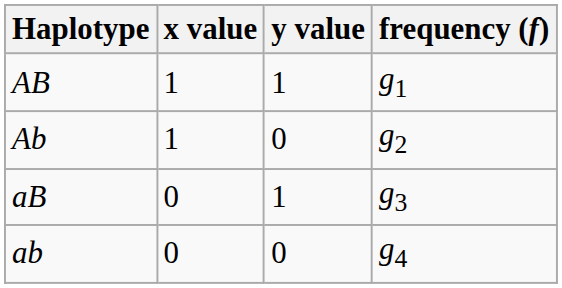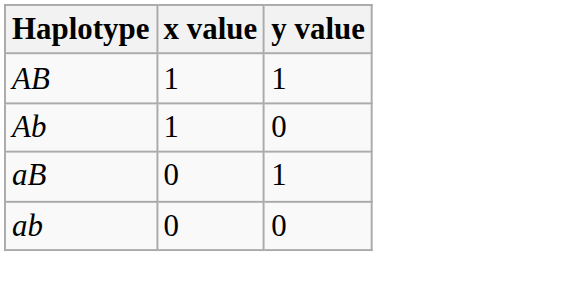- column: (464, 28)
